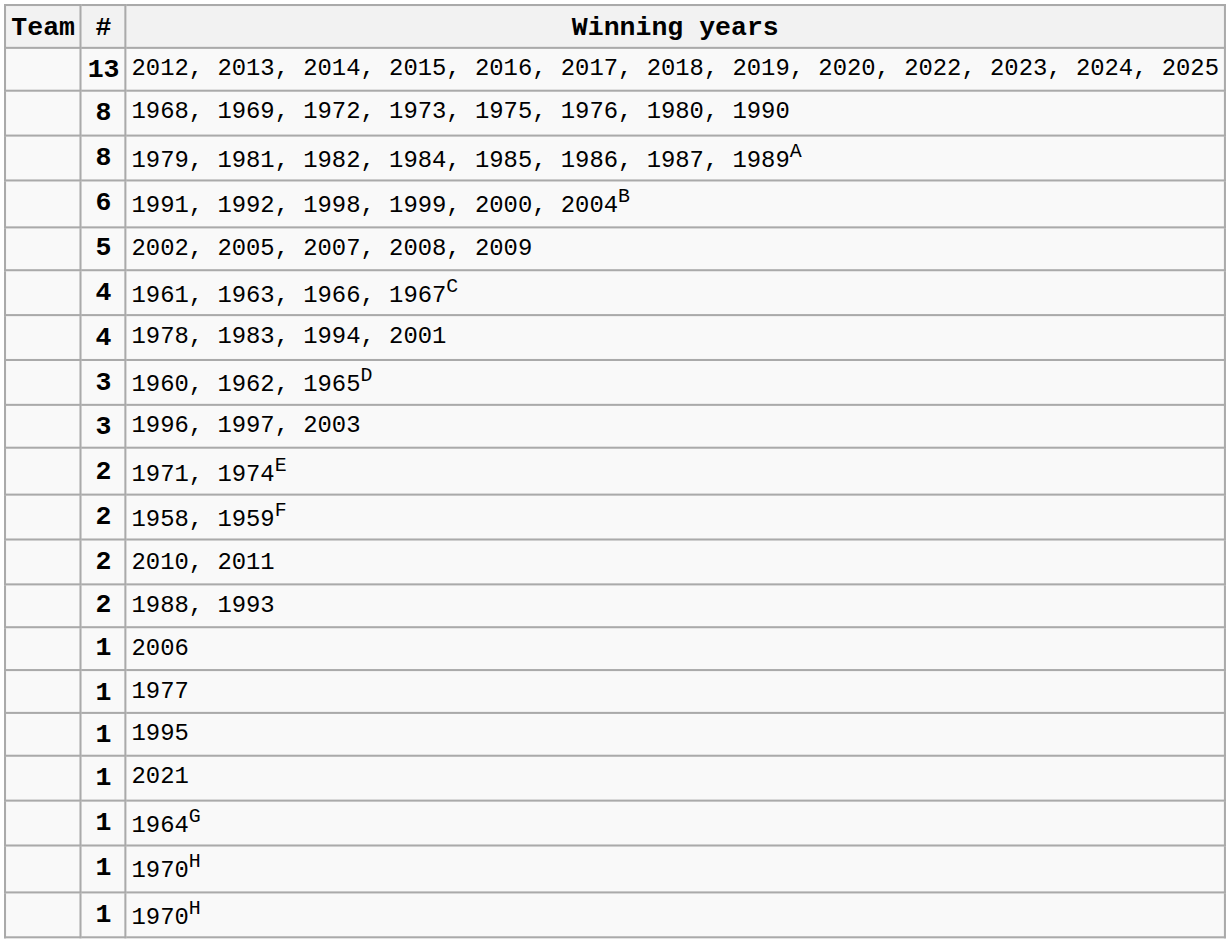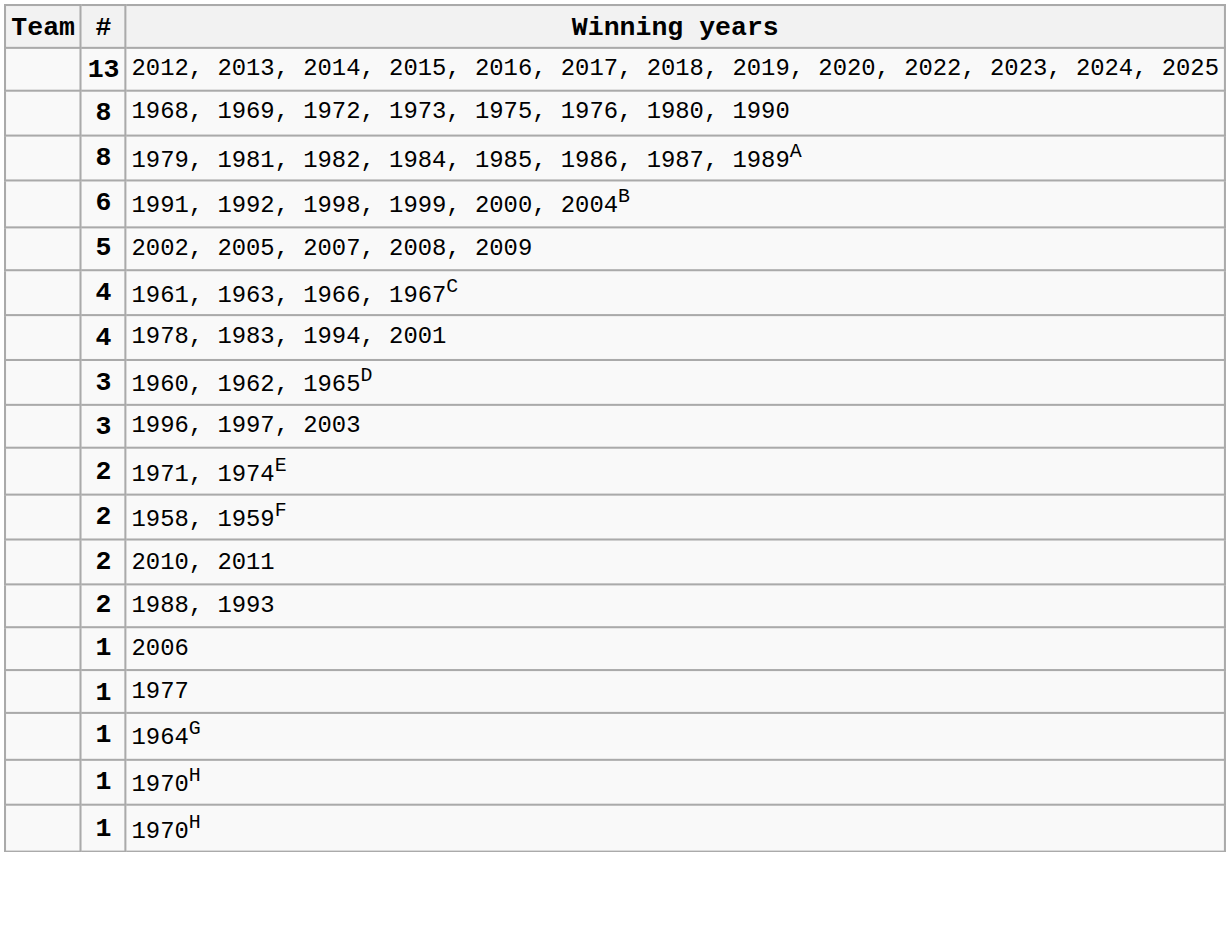- row: (104, 735)
- row: (104, 778)
